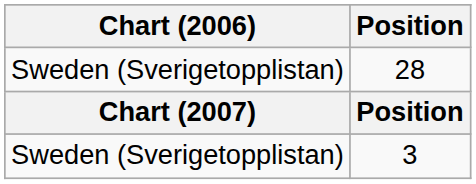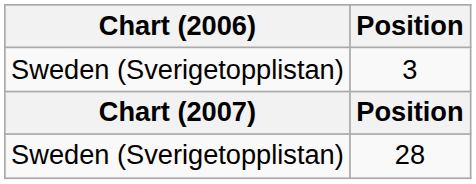rows swapped: (410, 155) <-> (410, 69)
